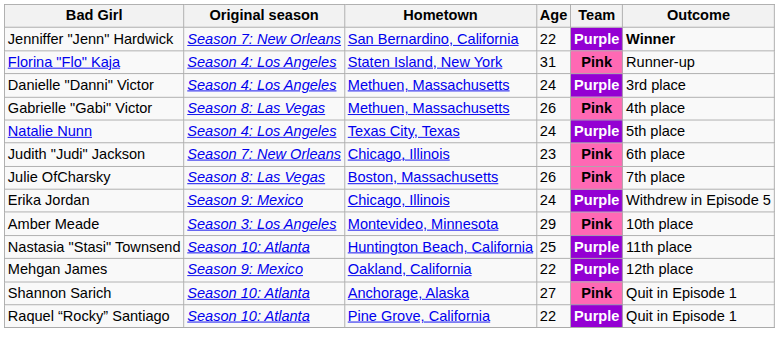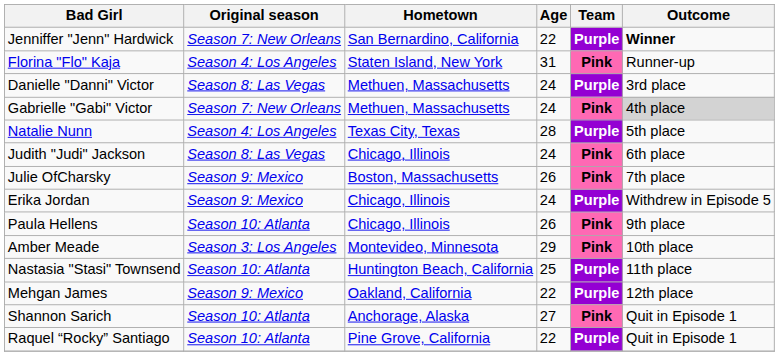(262, 85) Season 4: Los Angeles -> (256, 85) Season 8: Las Vegas
(256, 108) Season 8: Las Vegas -> (264, 108) Season 7: New Orleans
(548, 108) 26 -> (548, 108) 24
(656, 108) no background -> (656, 108) lightgrey background
(548, 131) 24 -> (548, 131) 28
(264, 154) Season 7: New Orleans -> (256, 154) Season 8: Las Vegas
(548, 154) 23 -> (548, 154) 24
(256, 177) Season 8: Las Vegas -> (245, 177) Season 9: Mexico
+ row: (53, 223)
